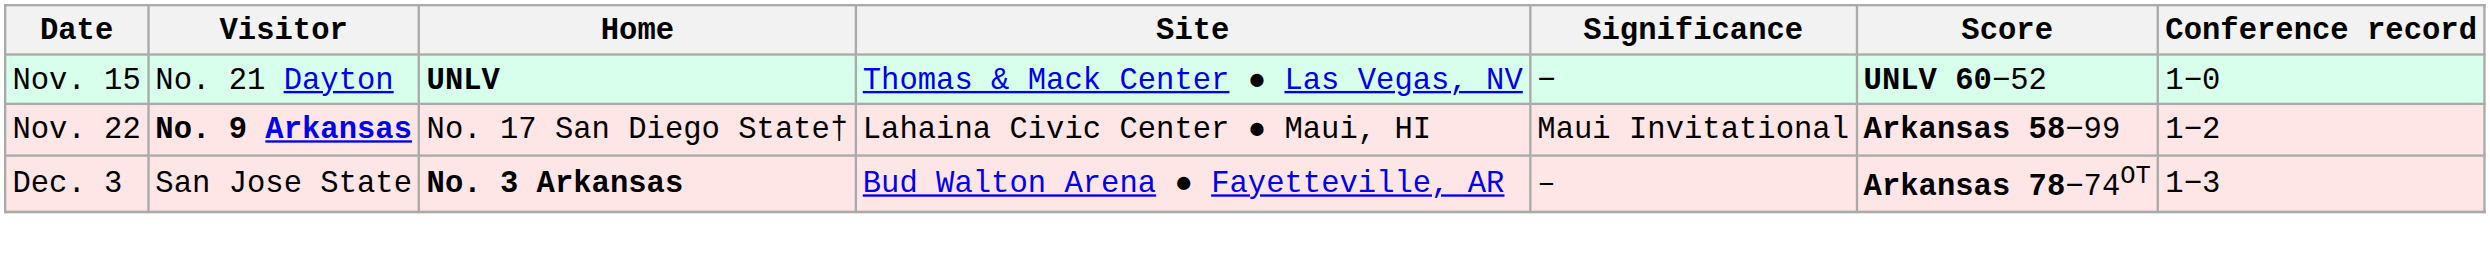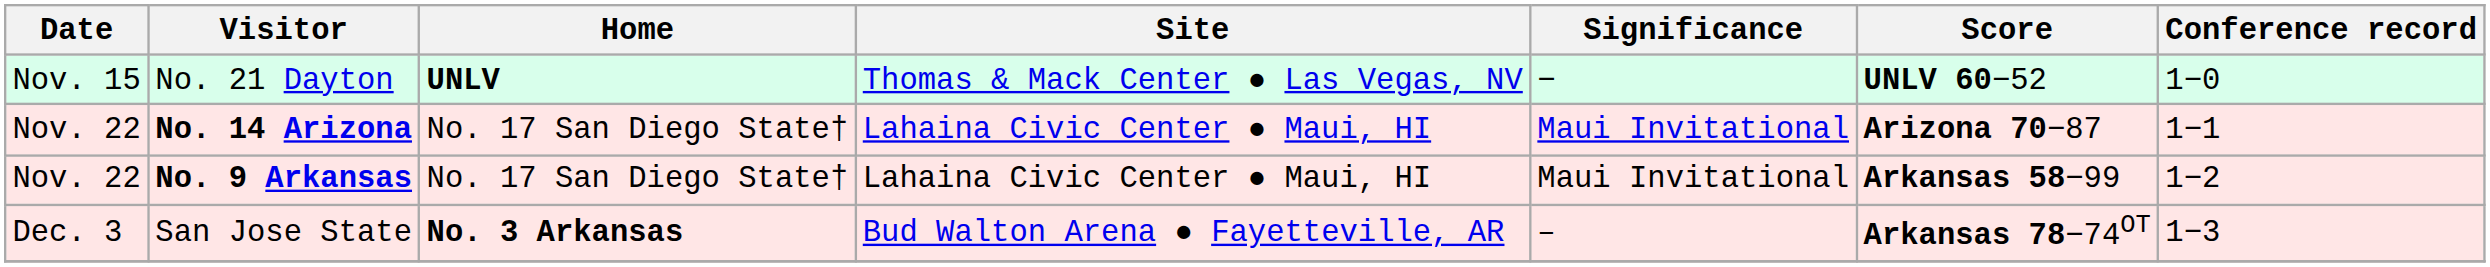+ row: (284, 130)
